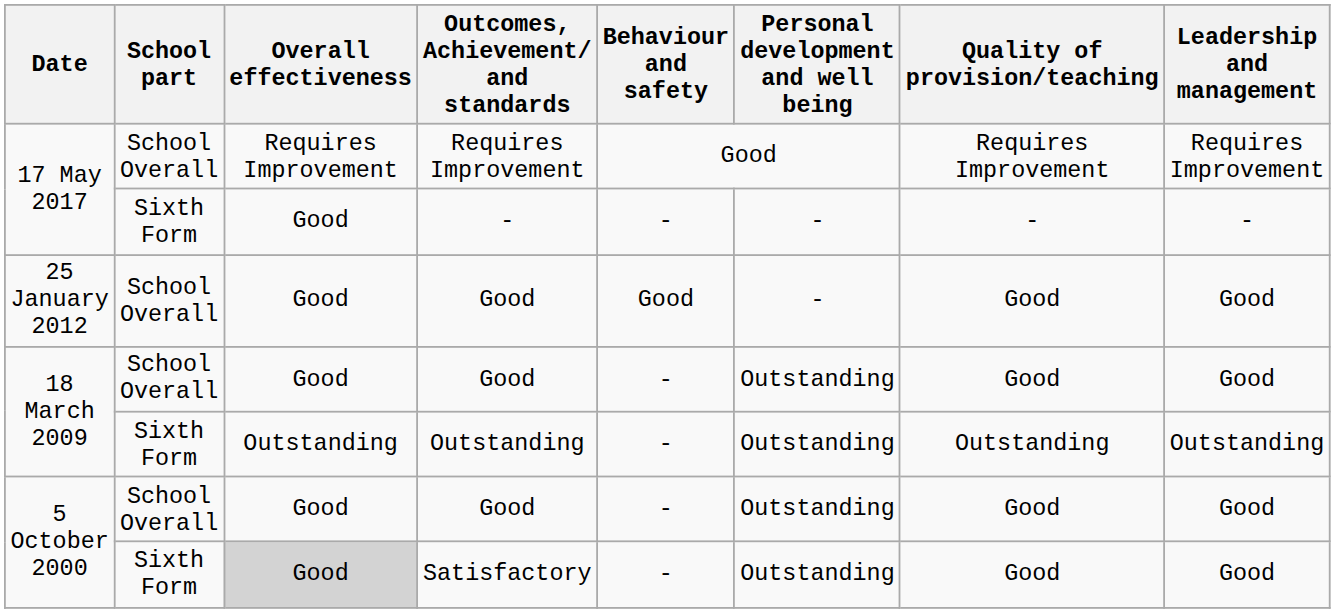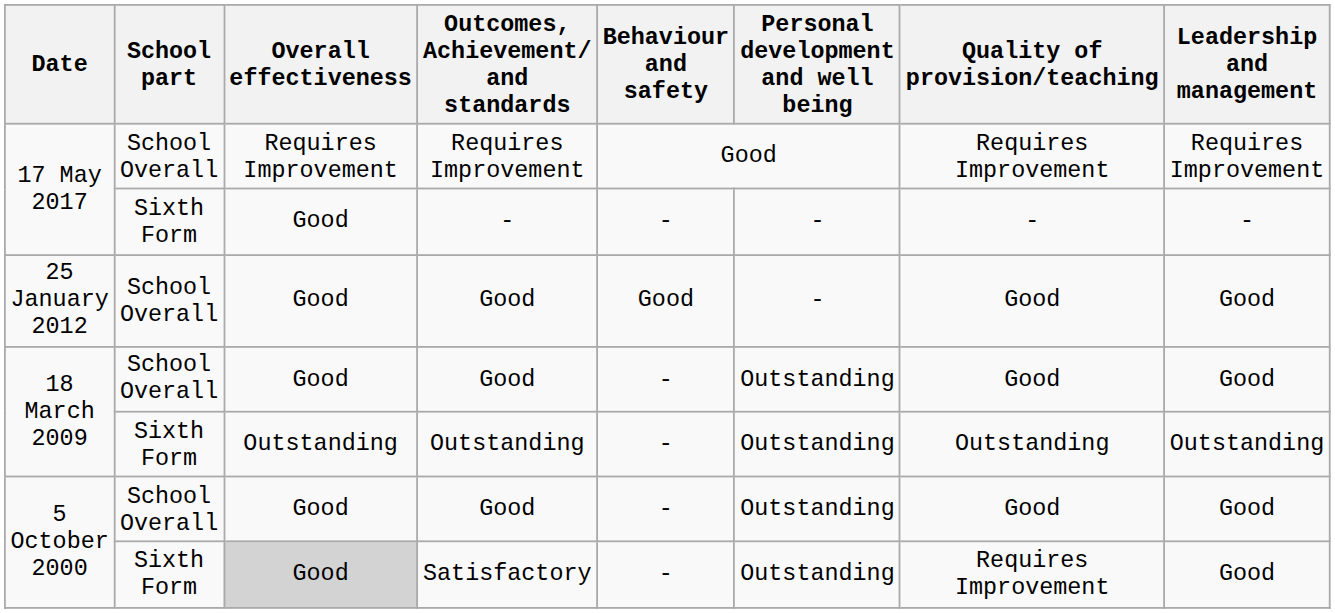(1032, 574) Good -> (1032, 574) Requires Improvement
